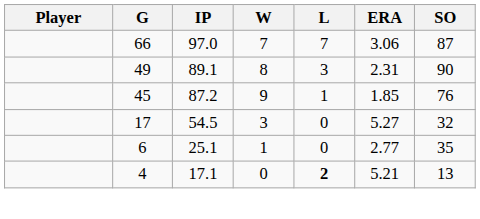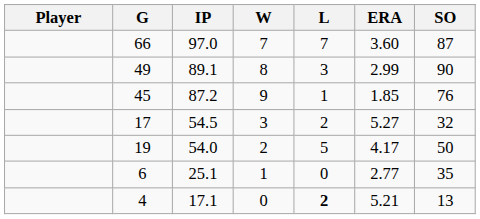(385, 43) 3.06 -> (385, 43) 3.60
(385, 69) 2.31 -> (385, 69) 2.99
(324, 122) 0 -> (324, 122) 2
+ row: (142, 148)
